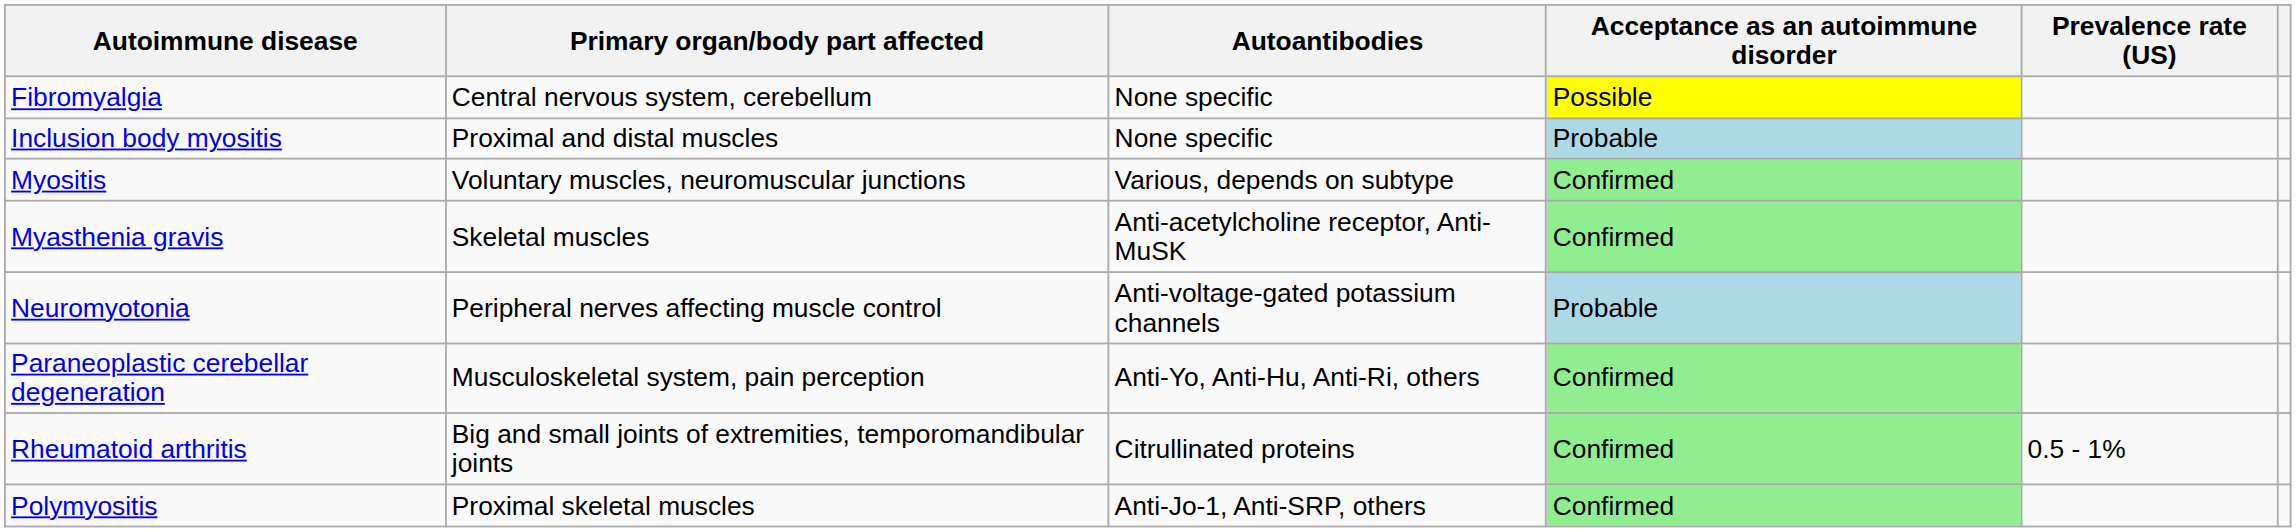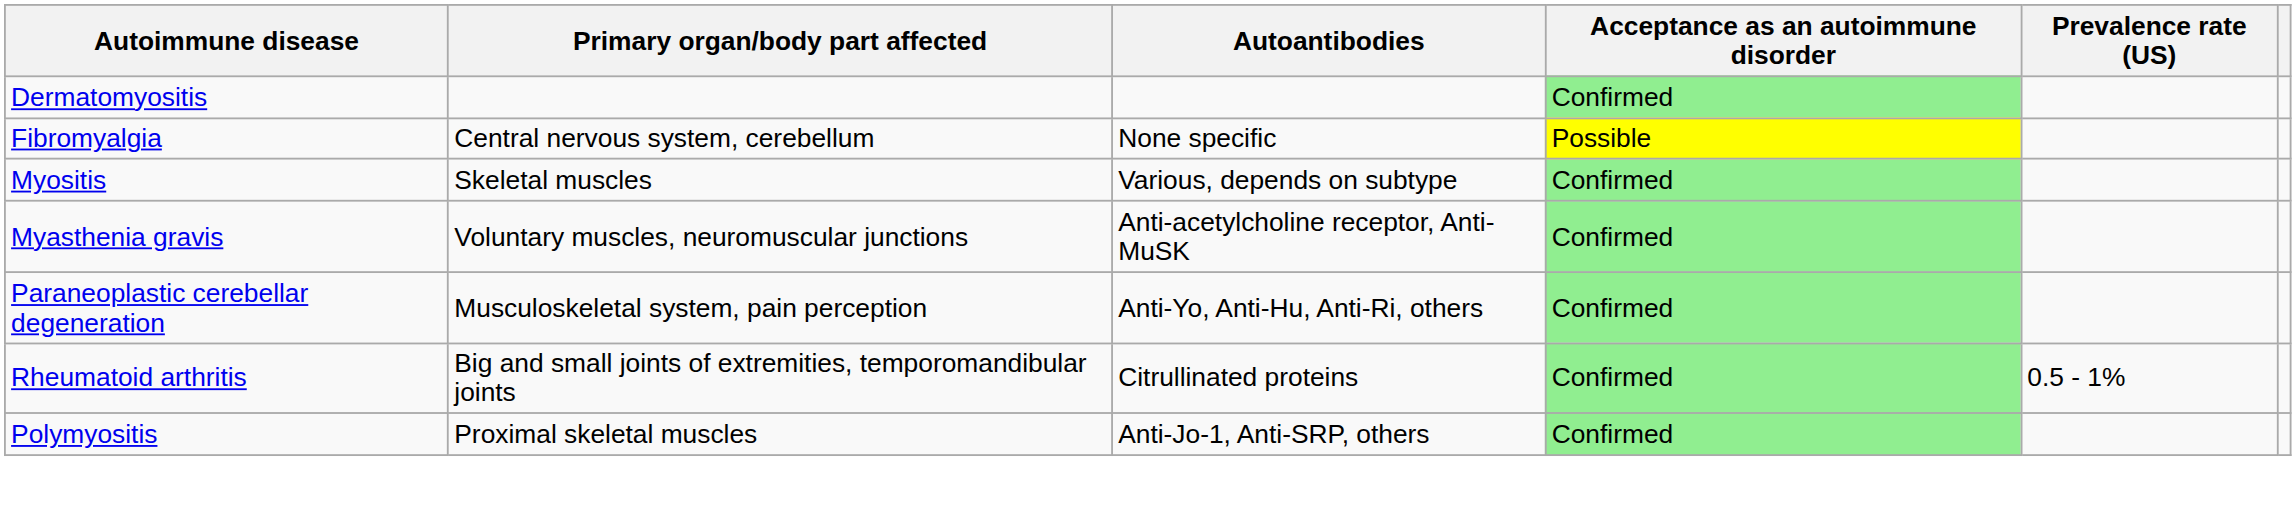+ row: (109, 97)
- row: (146, 139)
(709, 180) Voluntary muscles, neuromuscular junctions -> (553, 180) Skeletal muscles
(551, 237) Skeletal muscles -> (711, 237) Voluntary muscles, neuromuscular junctions
- row: (100, 307)
